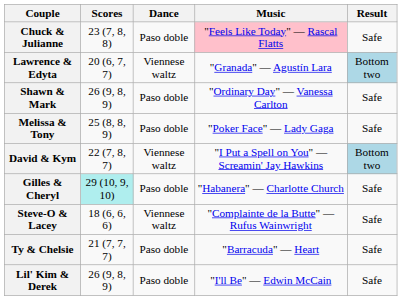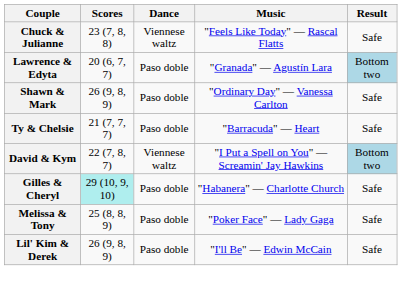(164, 37) Paso doble -> (164, 37) Viennese waltz
(271, 37) pink background -> (271, 37) no background
(164, 67) Viennese waltz -> (164, 67) Paso doble
rows swapped: (43, 128) <-> (43, 249)
- row: (43, 219)
